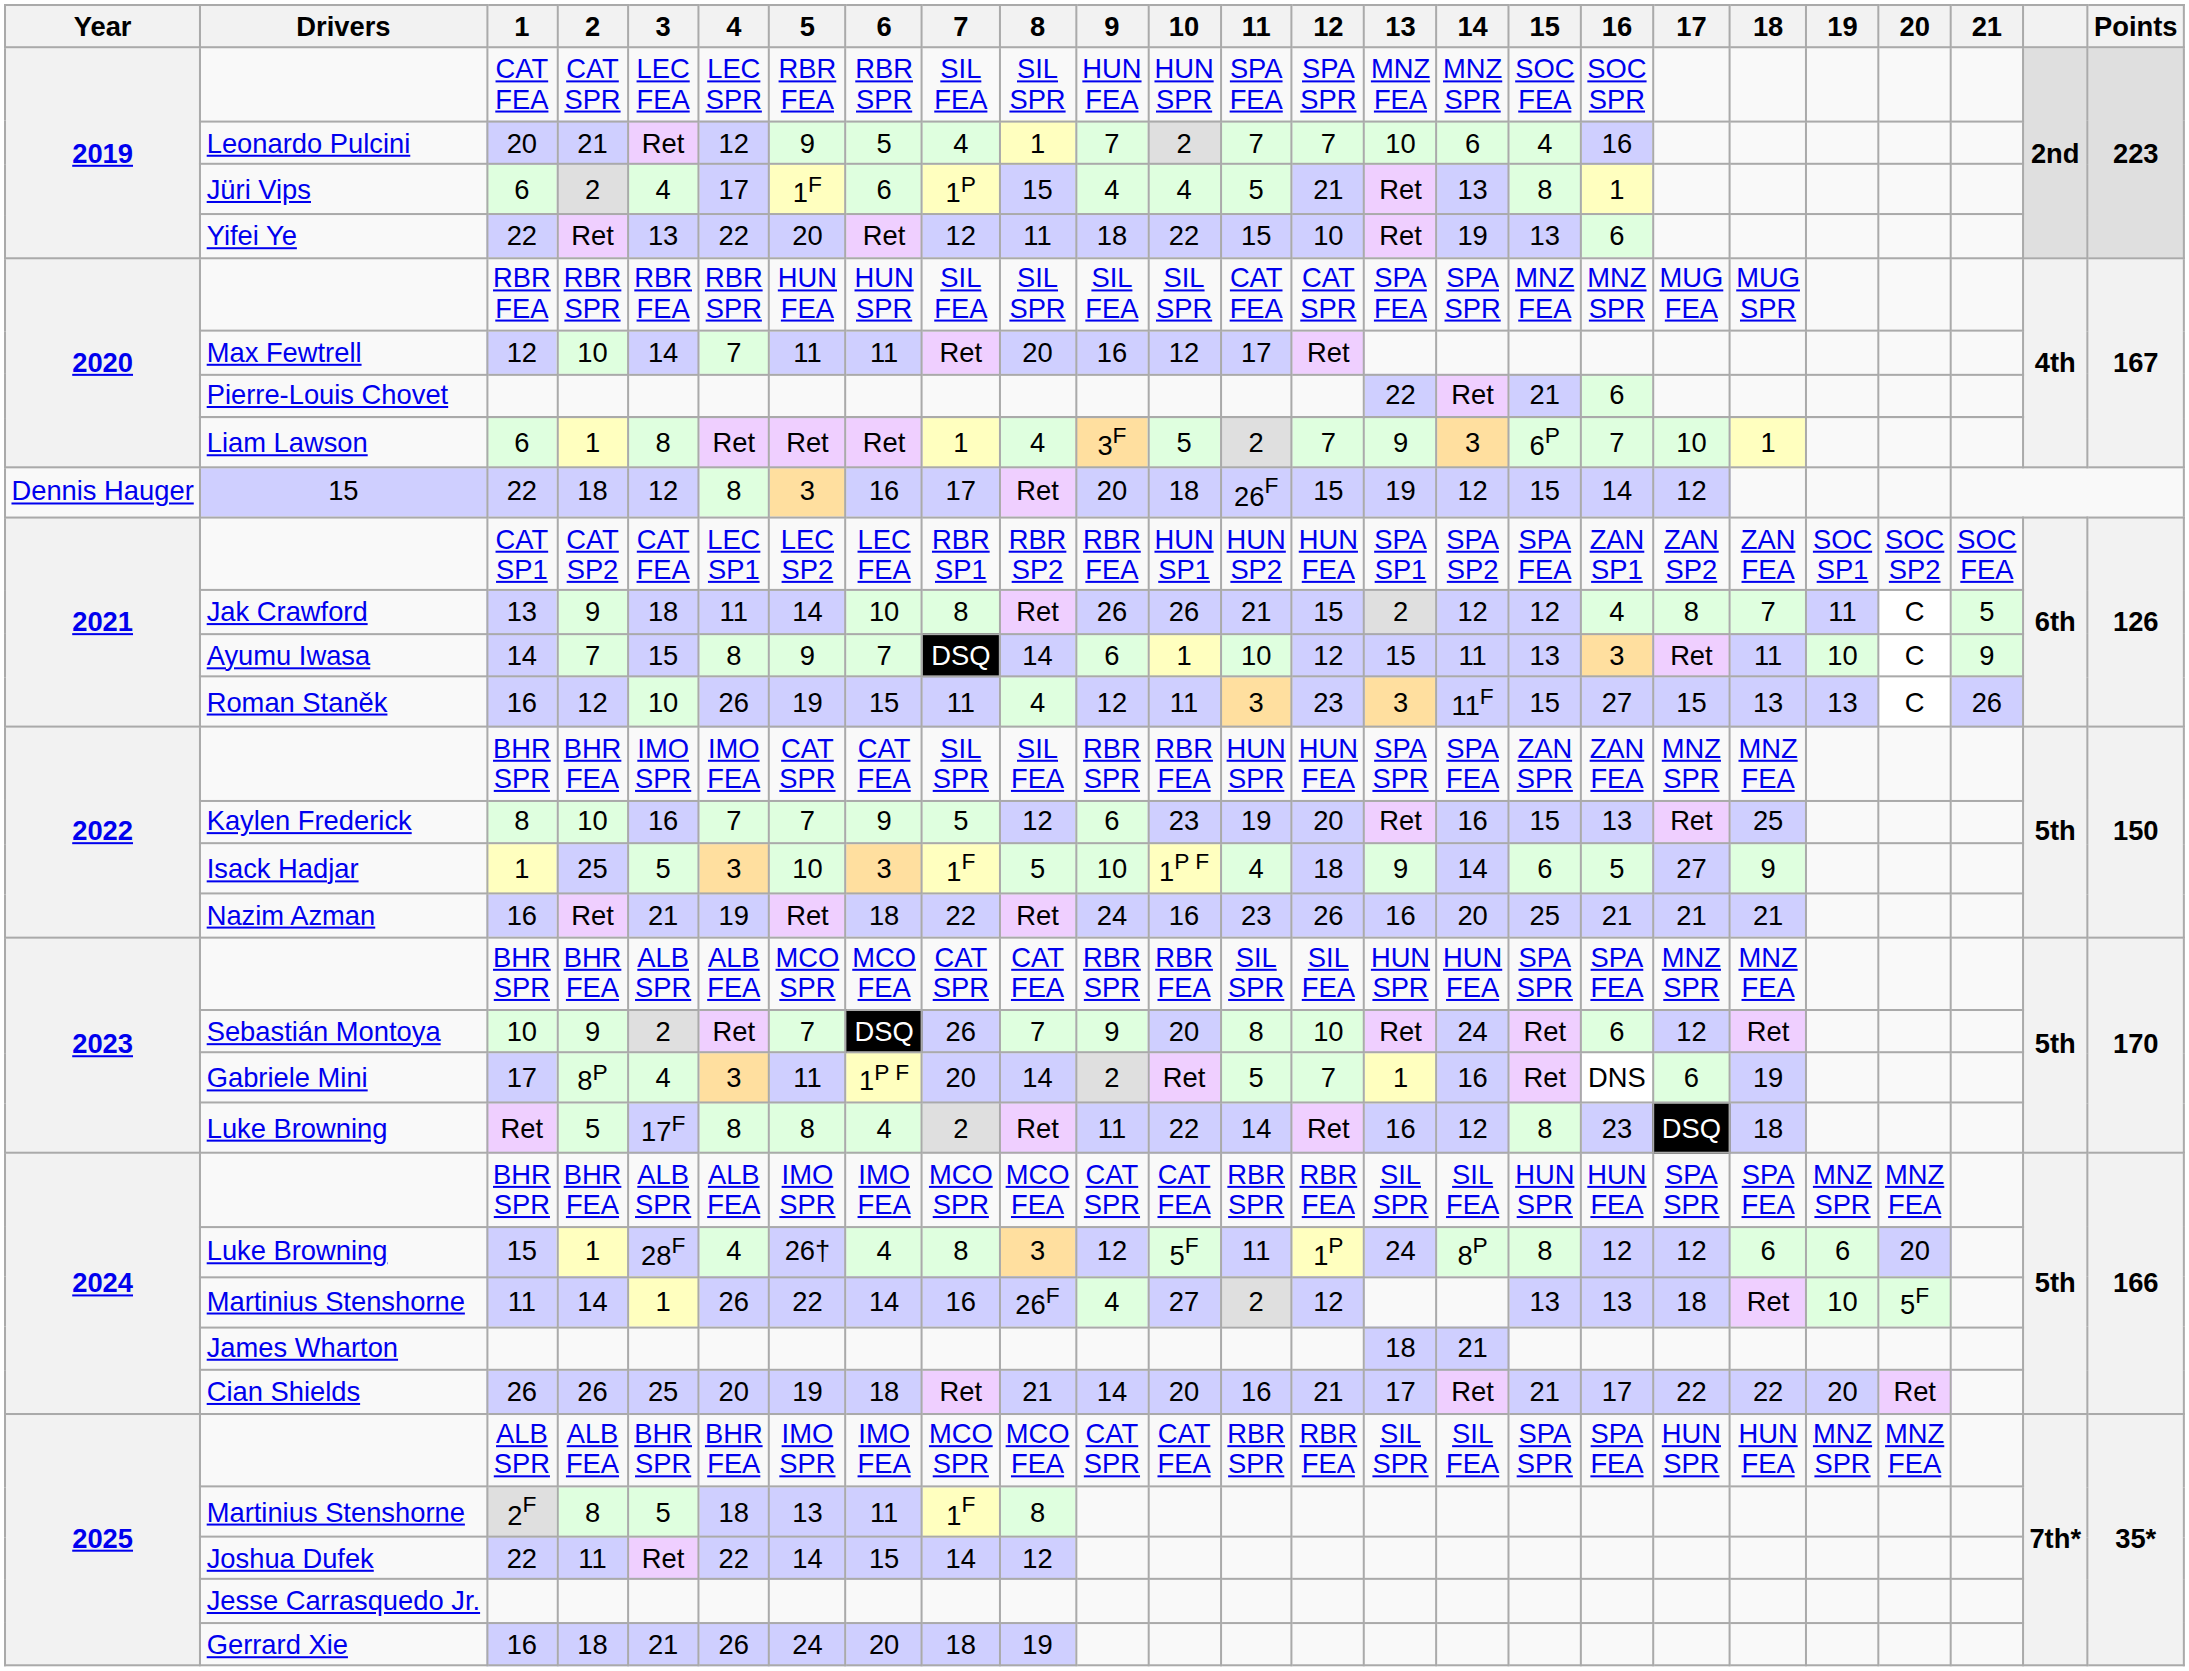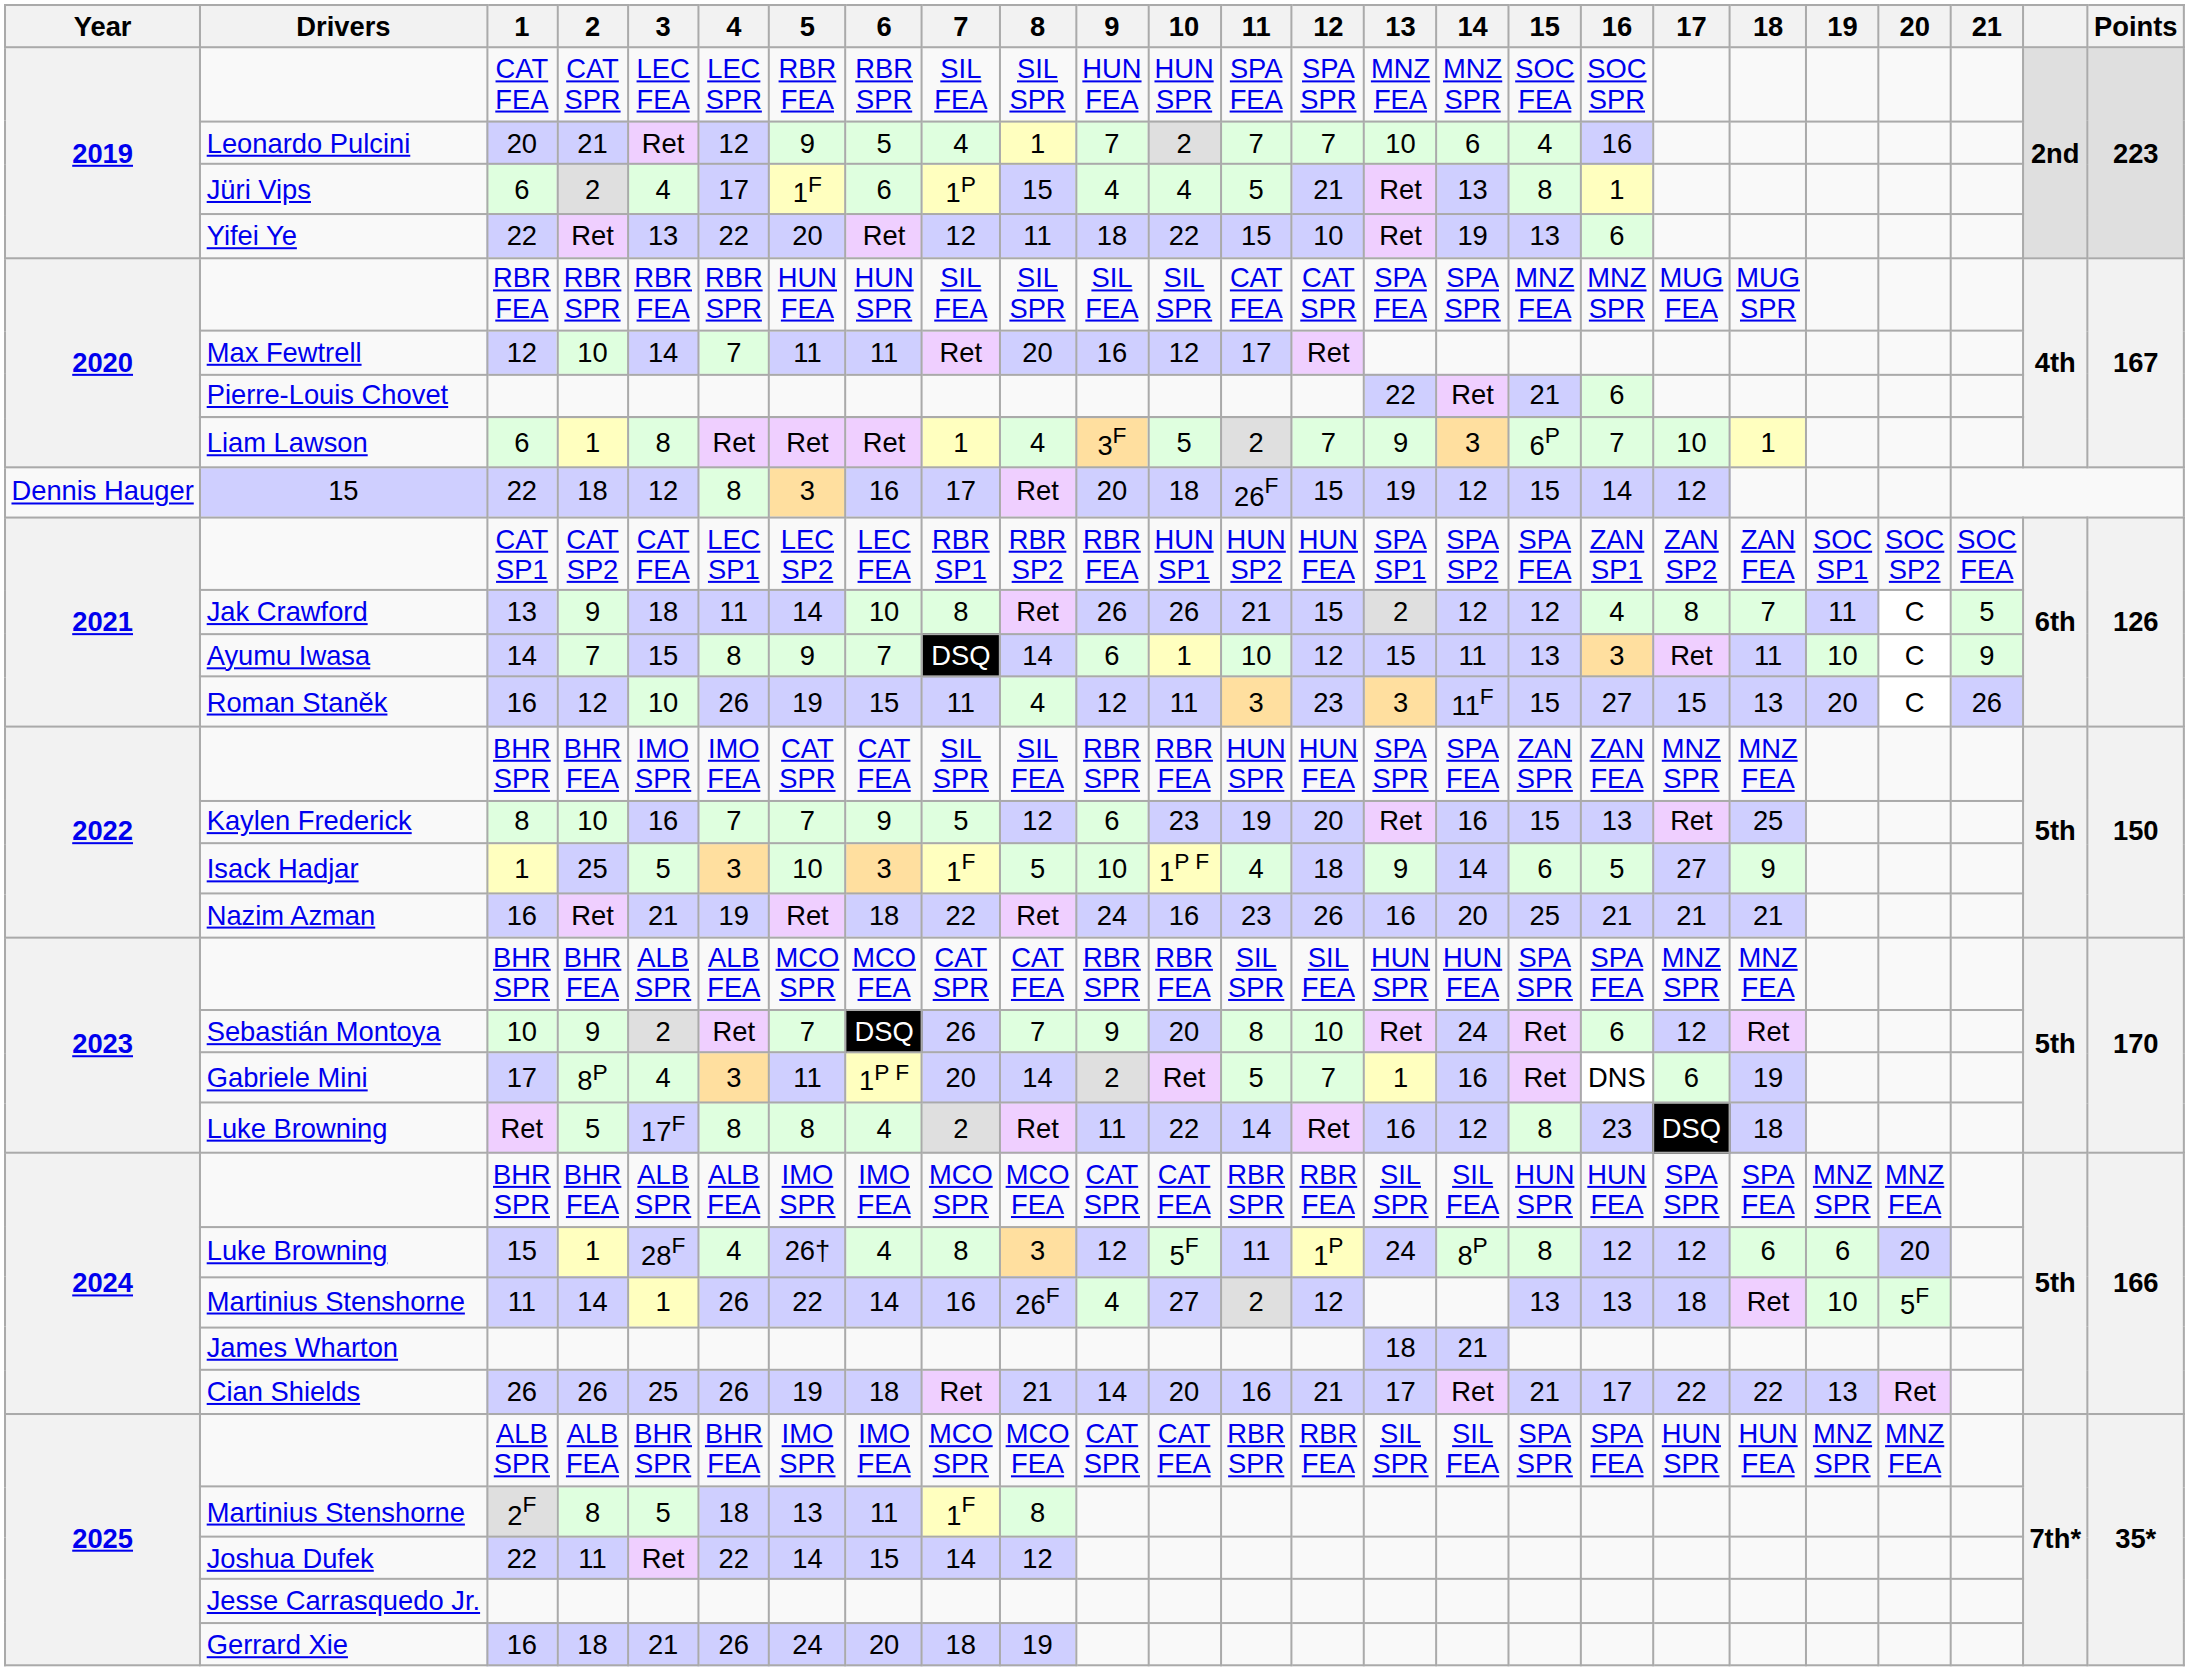(1843, 702) 13 -> (1843, 702) 20
(734, 1391) 20 -> (734, 1391) 26
(1843, 1391) 20 -> (1843, 1391) 13
